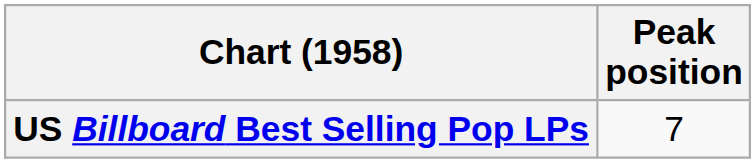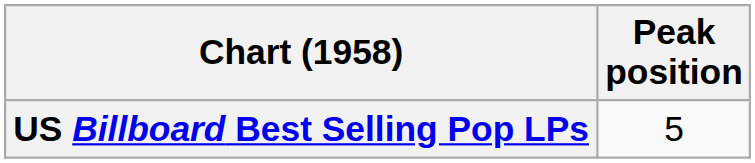(674, 128) 7 -> (674, 128) 5
